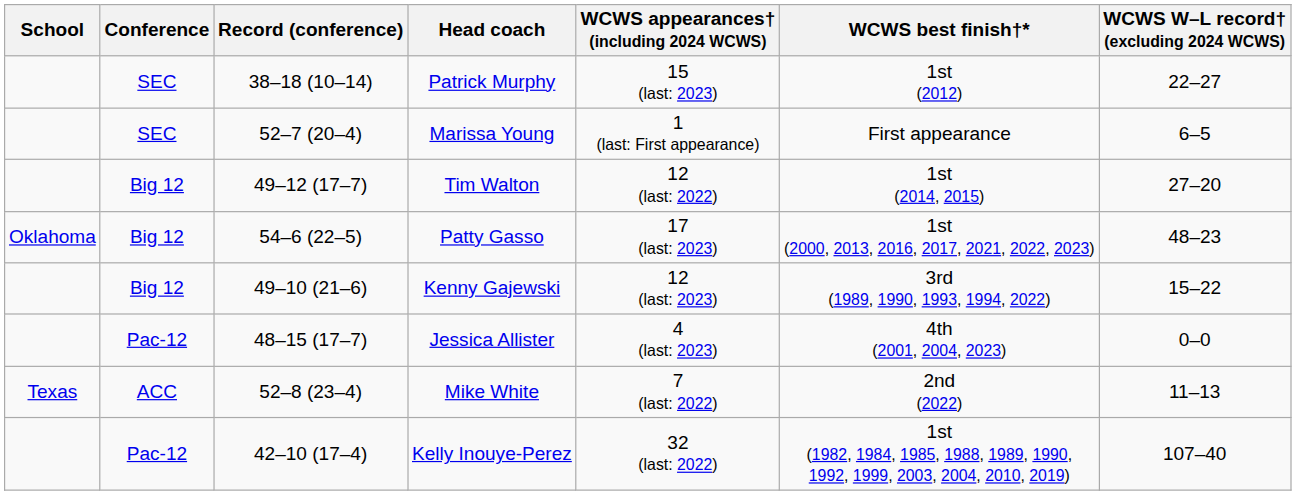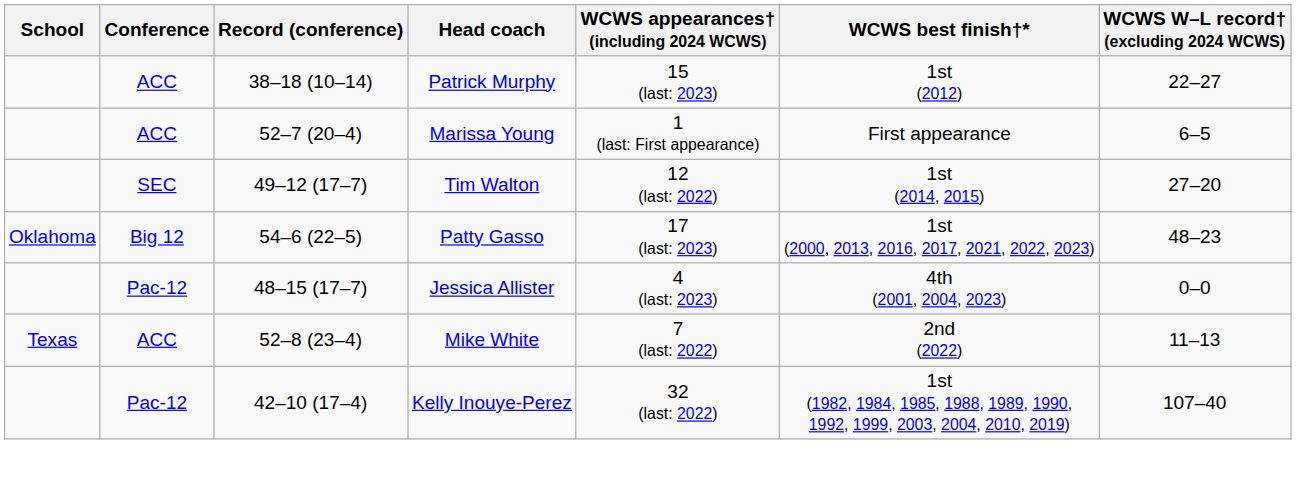(157, 81) SEC -> (157, 81) ACC
(157, 133) SEC -> (157, 133) ACC
(157, 185) Big 12 -> (157, 185) SEC
- row: (492, 288)
